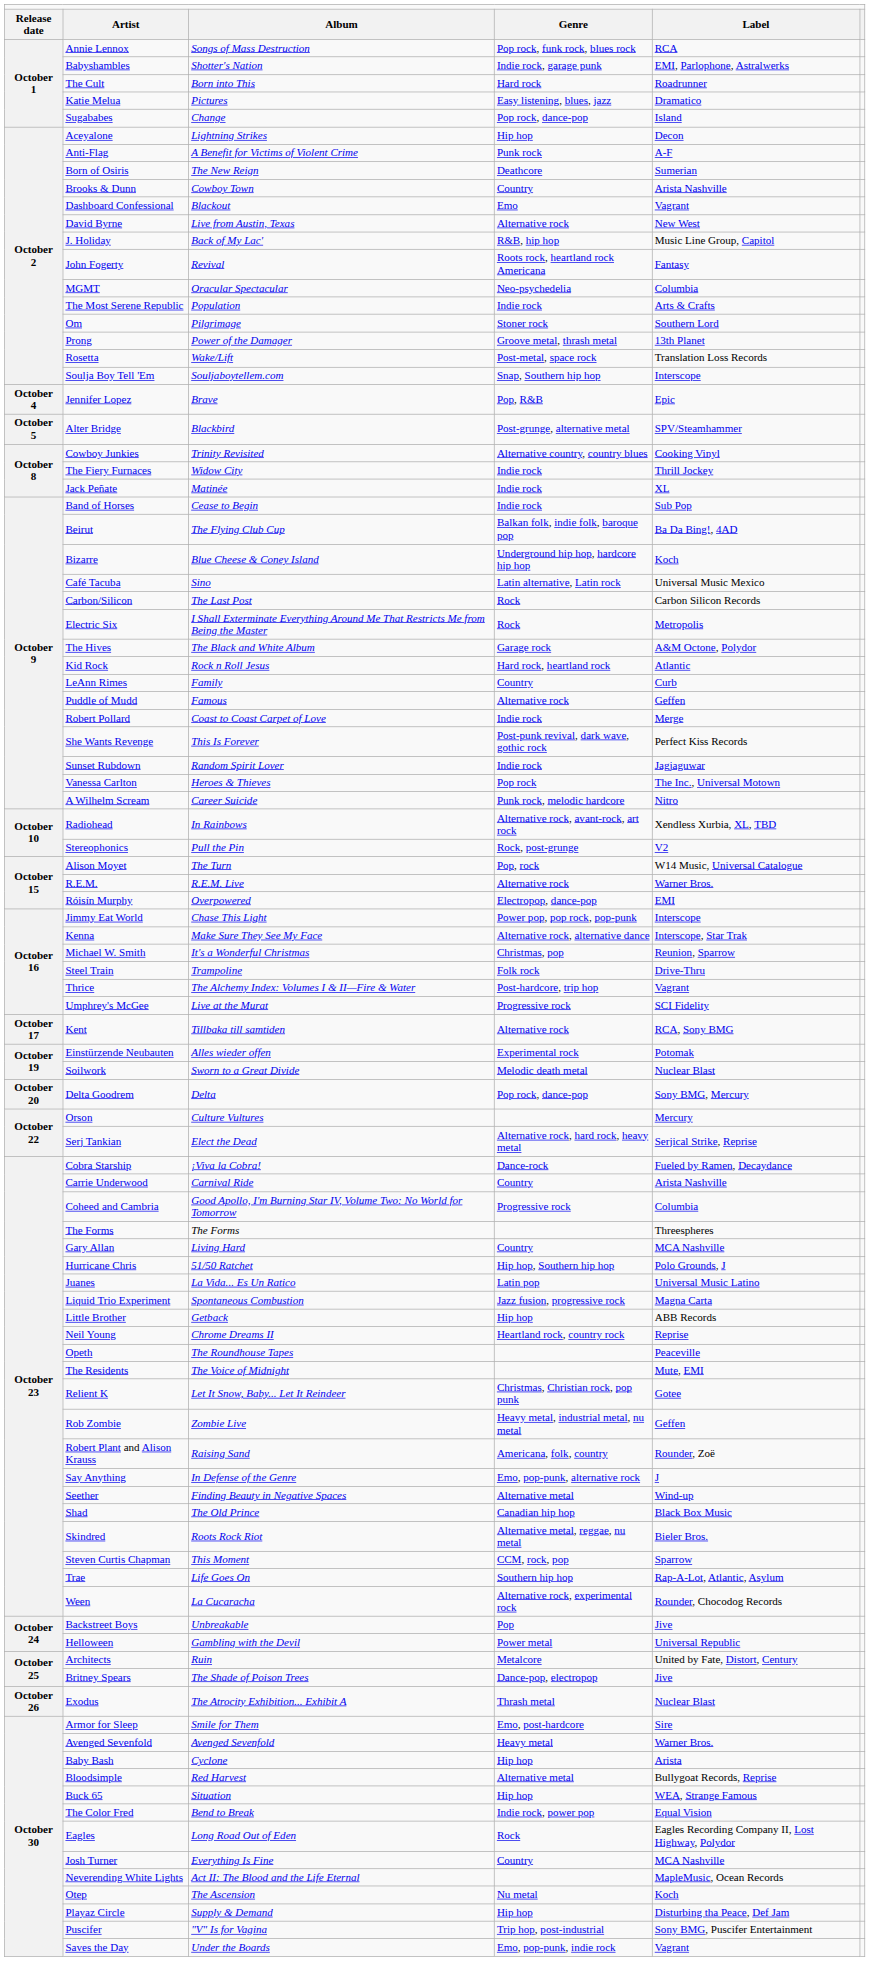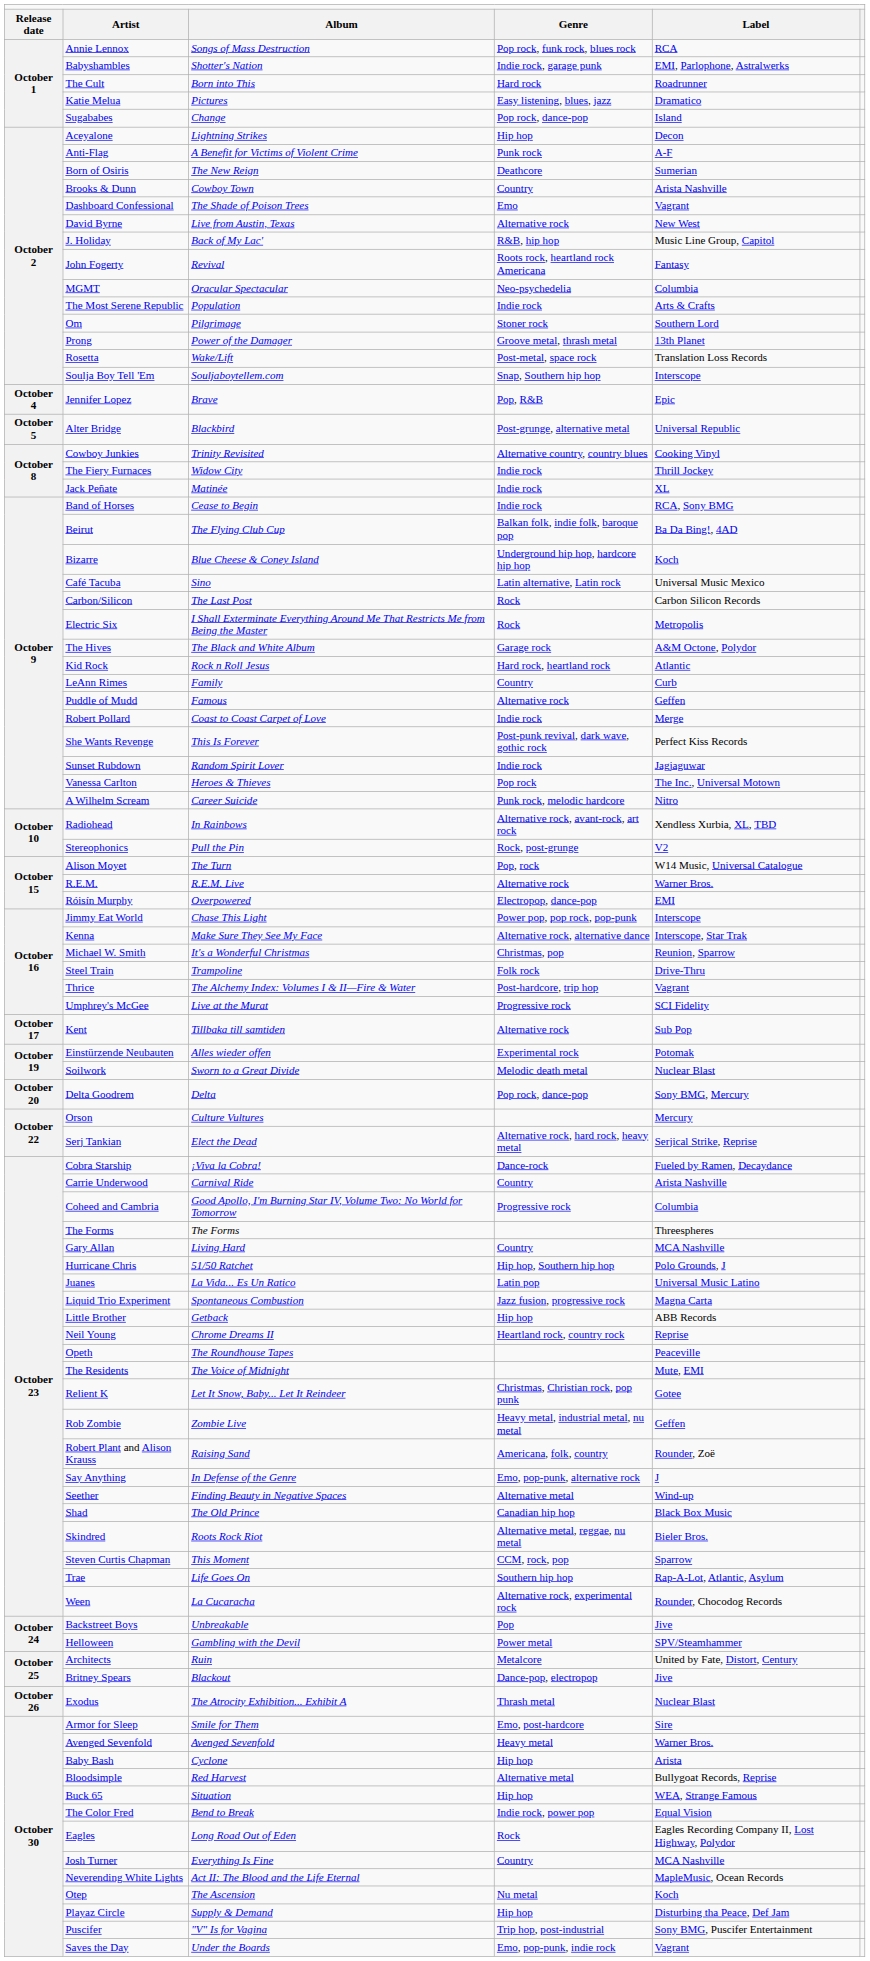(211, 205) Blackout -> (250, 205) The Shade of Poison Trees
(698, 429) SPV/Steamhammer -> (697, 429) Universal Republic
(673, 505) Sub Pop -> (694, 505) RCA, Sony BMG
(694, 1029) RCA, Sony BMG -> (673, 1029) Sub Pop
(697, 1642) Universal Republic -> (698, 1642) SPV/Steamhammer
(250, 1677) The Shade of Poison Trees -> (211, 1677) Blackout
